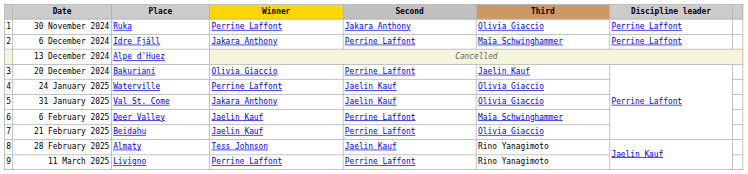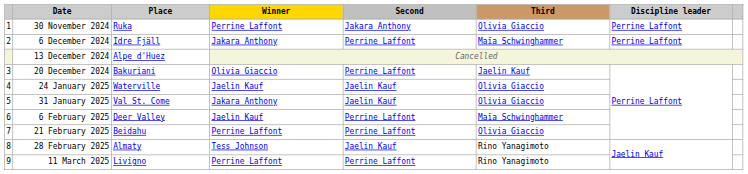(247, 87) Perrine Laffont -> (237, 87) Jaelin Kauf
(237, 132) Jaelin Kauf -> (247, 132) Perrine Laffont
